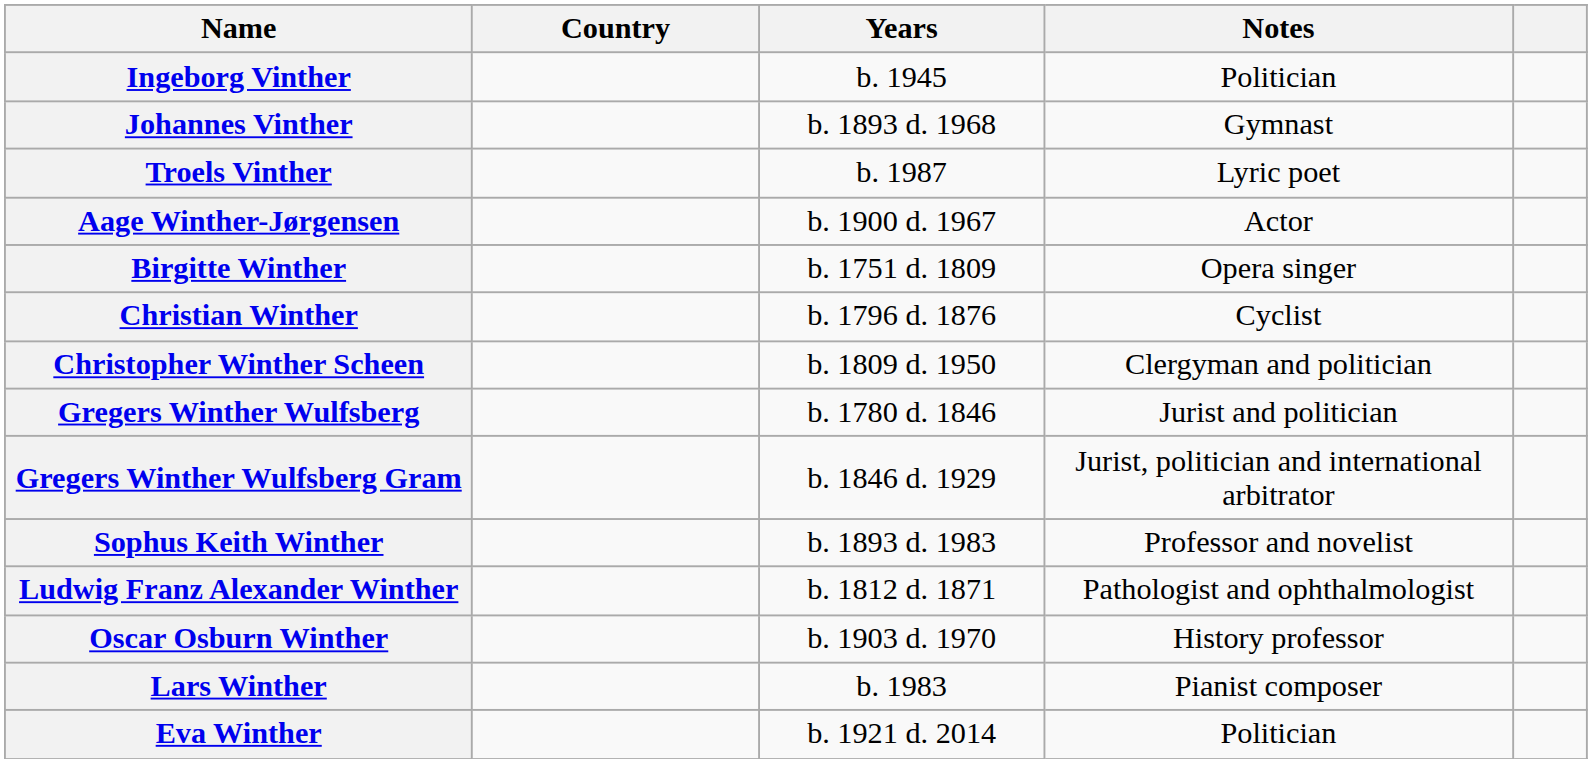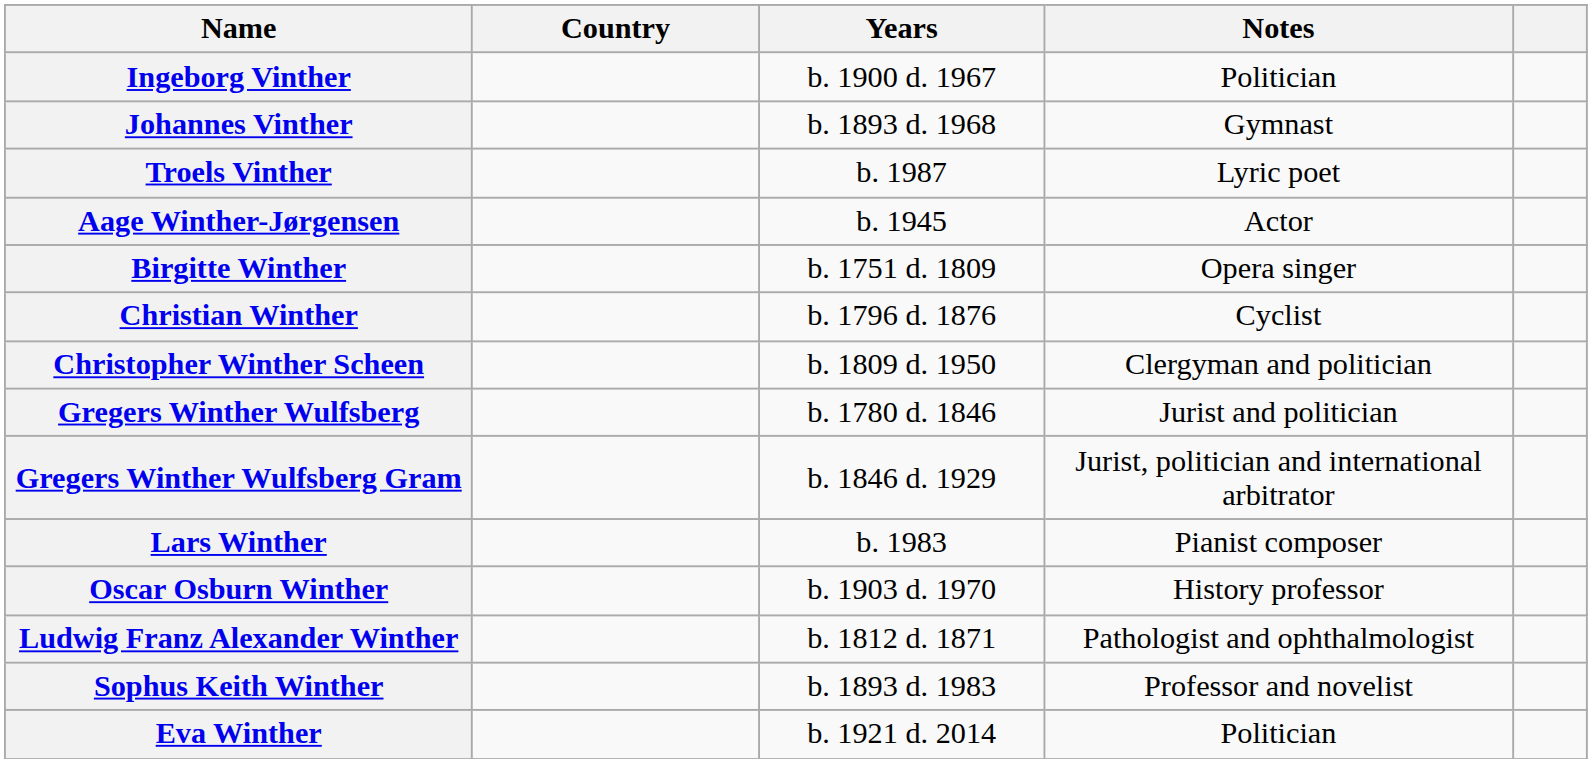(902, 76) b. 1945 -> (902, 76) b. 1900 d. 1967
(902, 220) b. 1900 d. 1967 -> (902, 220) b. 1945
rows swapped: (239, 685) <-> (239, 542)
rows swapped: (239, 590) <-> (239, 638)
